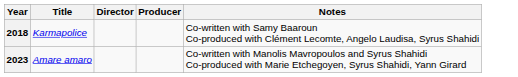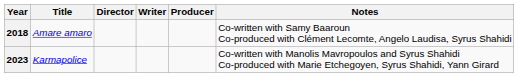+ column: (152, 12)
(60, 33) Karmapolice -> (62, 33) Amare amaro
(62, 59) Amare amaro -> (60, 59) Karmapolice
